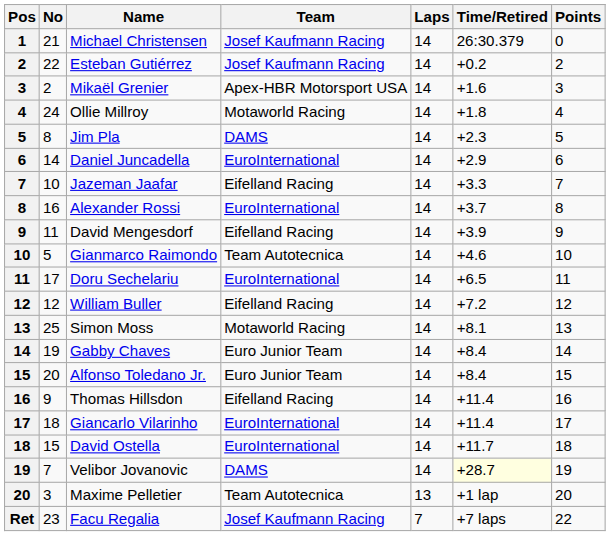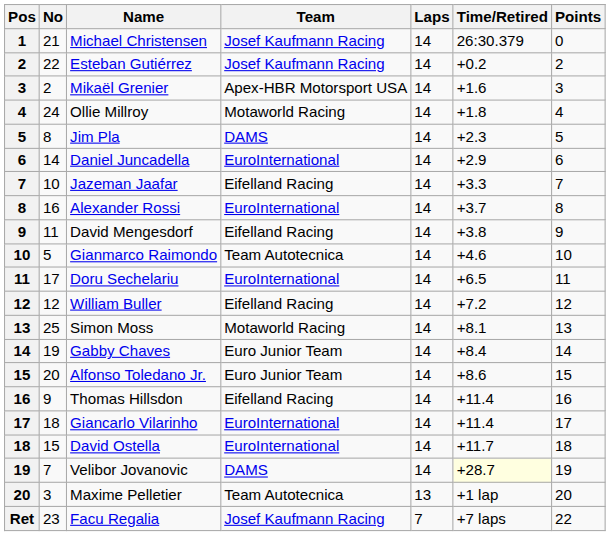(472, 232) +3.9 -> (472, 232) +3.8
(472, 375) +8.4 -> (472, 375) +8.6
